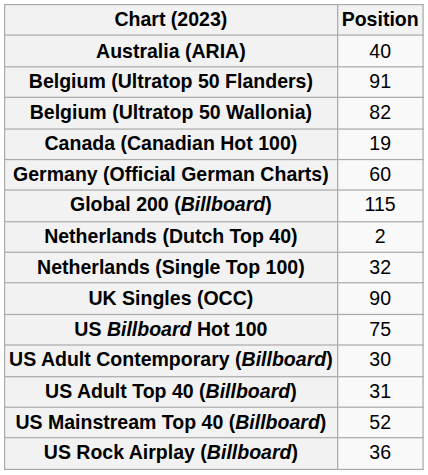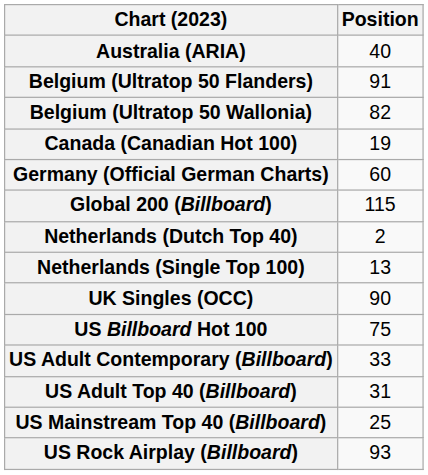(380, 267) 32 -> (380, 267) 13
(380, 360) 30 -> (380, 360) 33
(380, 422) 52 -> (380, 422) 25
(380, 453) 36 -> (380, 453) 93
